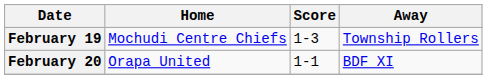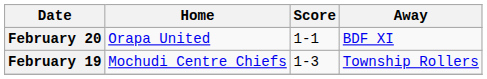rows swapped: (55, 39) <-> (55, 62)
